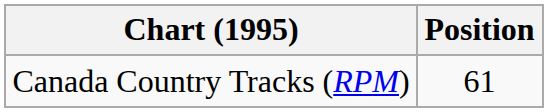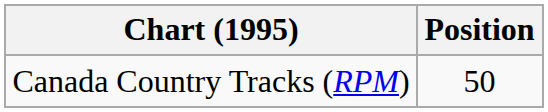(480, 80) 61 -> (480, 80) 50
